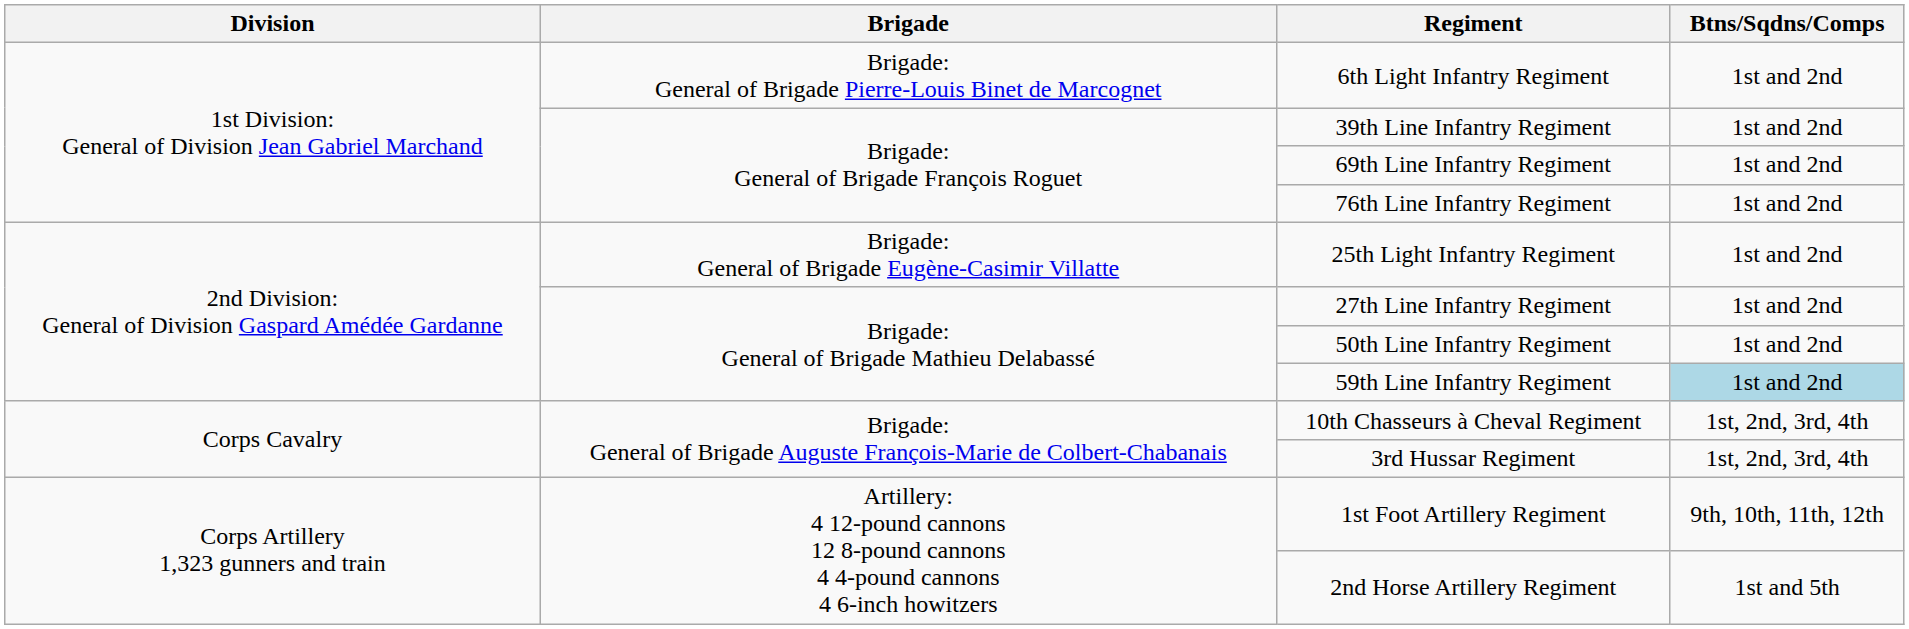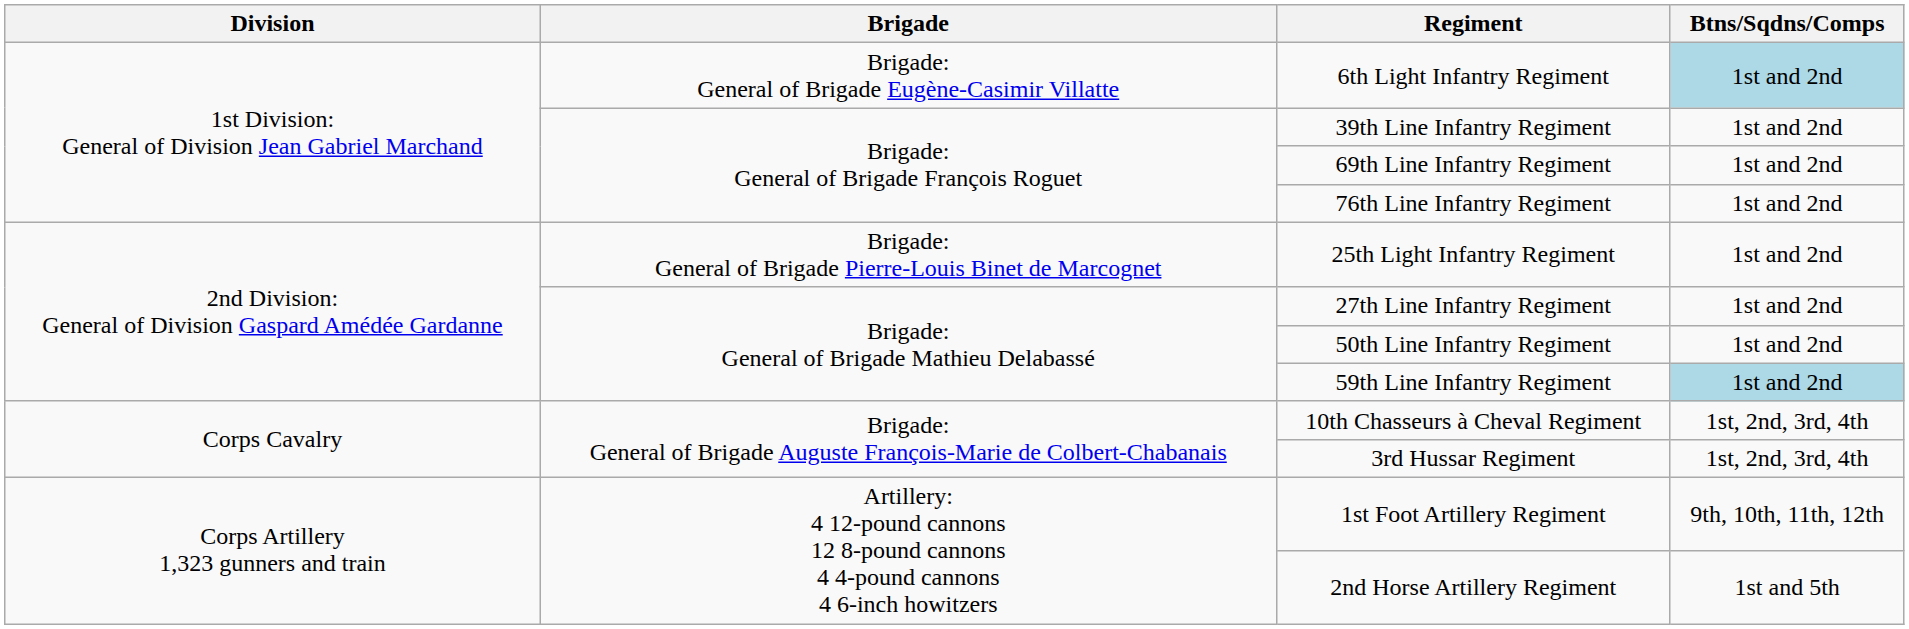(908, 75) Brigade: General of Brigade Pierre-Louis Binet de Marcognet -> (908, 75) Brigade: General of Brigade Eugène-Casimir Villatte
(1787, 75) no background -> (1787, 75) lightblue background
(908, 254) Brigade: General of Brigade Eugène-Casimir Villatte -> (908, 254) Brigade: General of Brigade Pierre-Louis Binet de Marcognet
